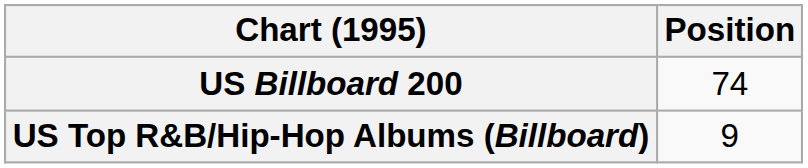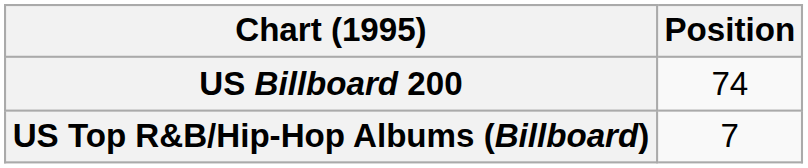(730, 135) 9 -> (730, 135) 7
